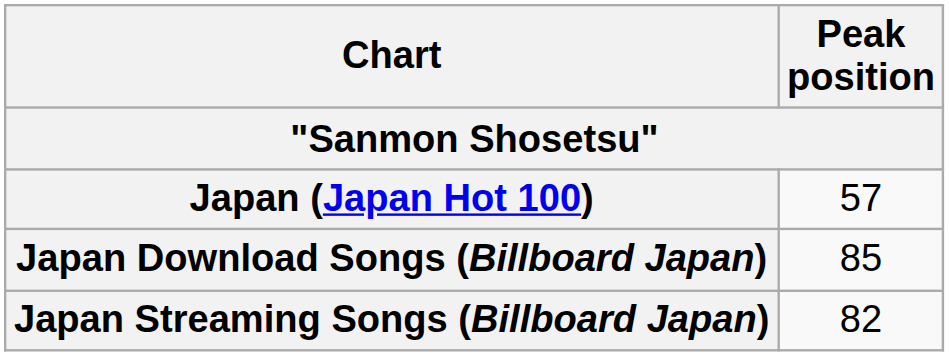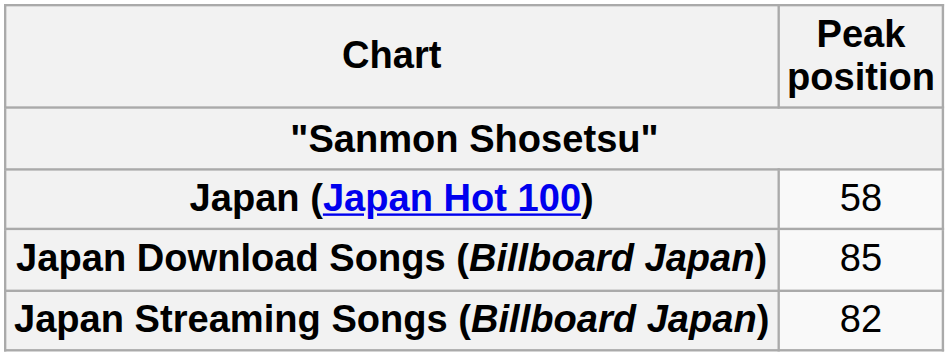(861, 198) 57 -> (861, 198) 58
